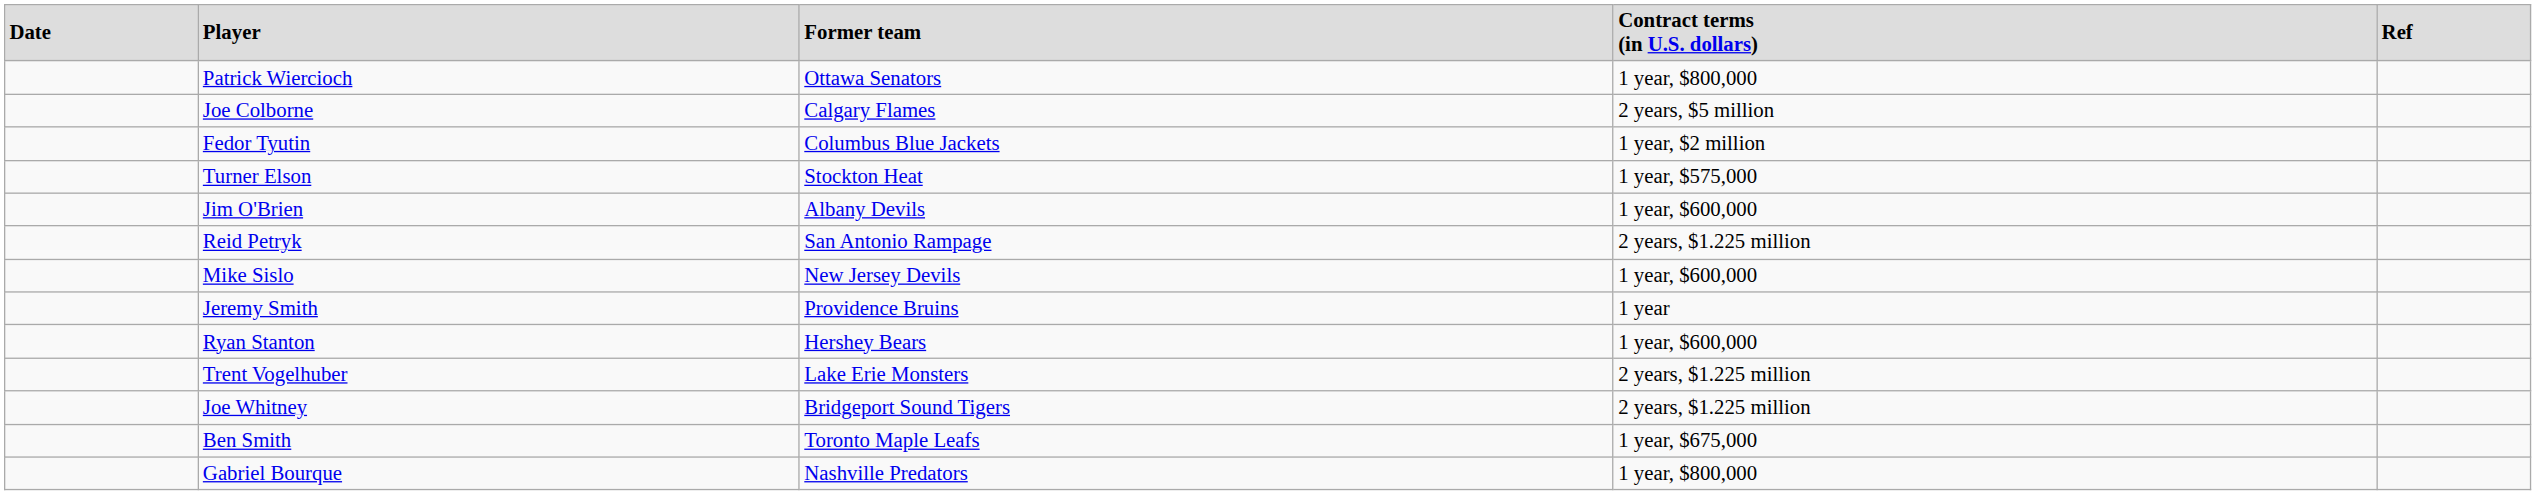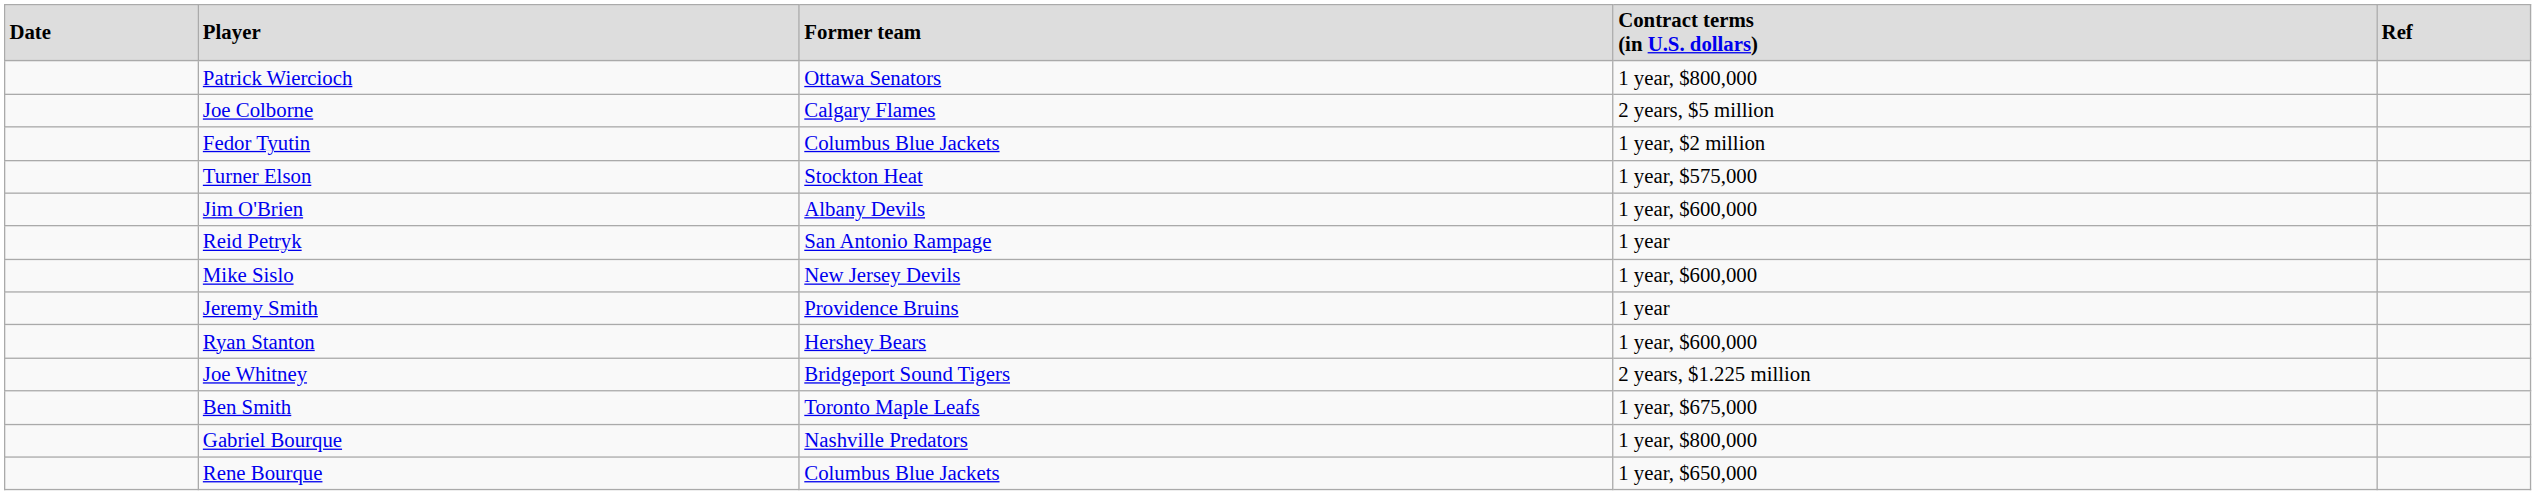(1714, 242) 2 years, $1.225 million -> (1644, 242) 1 year
- row: (275, 374)
+ row: (263, 473)
